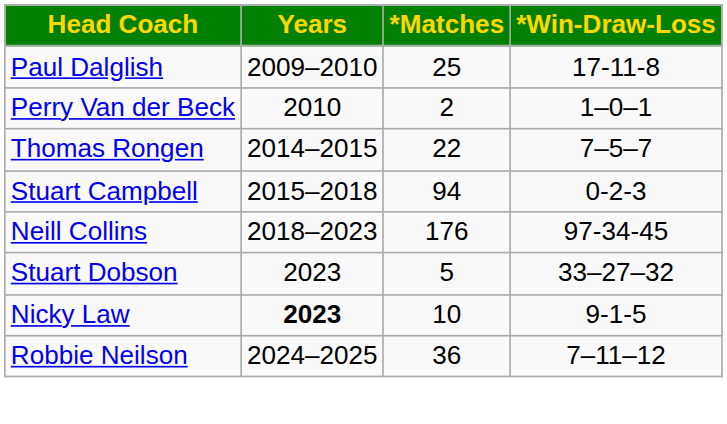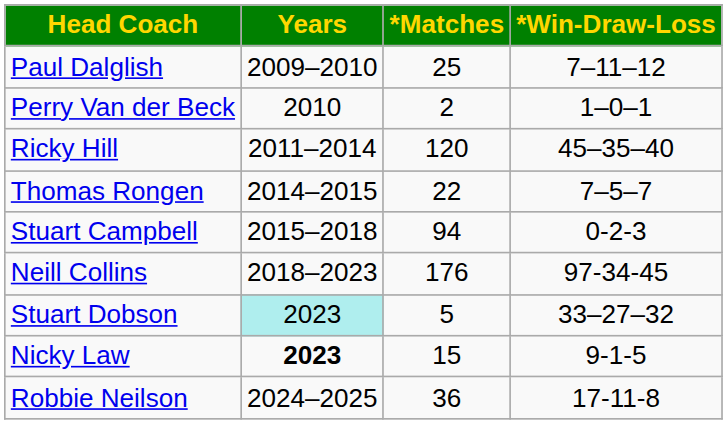(616, 66) 17-11-8 -> (616, 66) 7–11–12
+ row: (64, 149)
(312, 273) no background -> (312, 314) paleturquoise background
(447, 314) 10 -> (447, 356) 15
(616, 356) 7–11–12 -> (616, 397) 17-11-8
